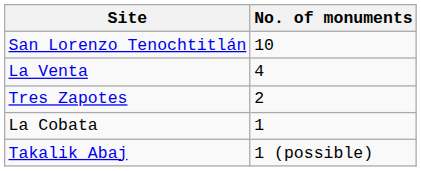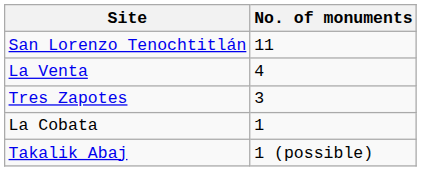(264, 45) 10 -> (264, 45) 11
(259, 99) 2 -> (259, 99) 3
